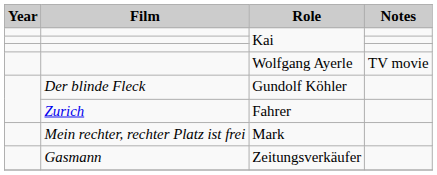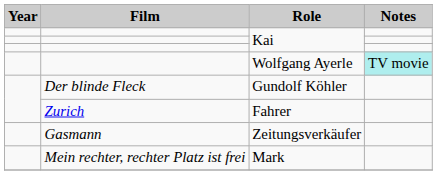(398, 63) no background -> (398, 63) paleturquoise background
rows swapped: (145, 134) <-> (73, 157)
